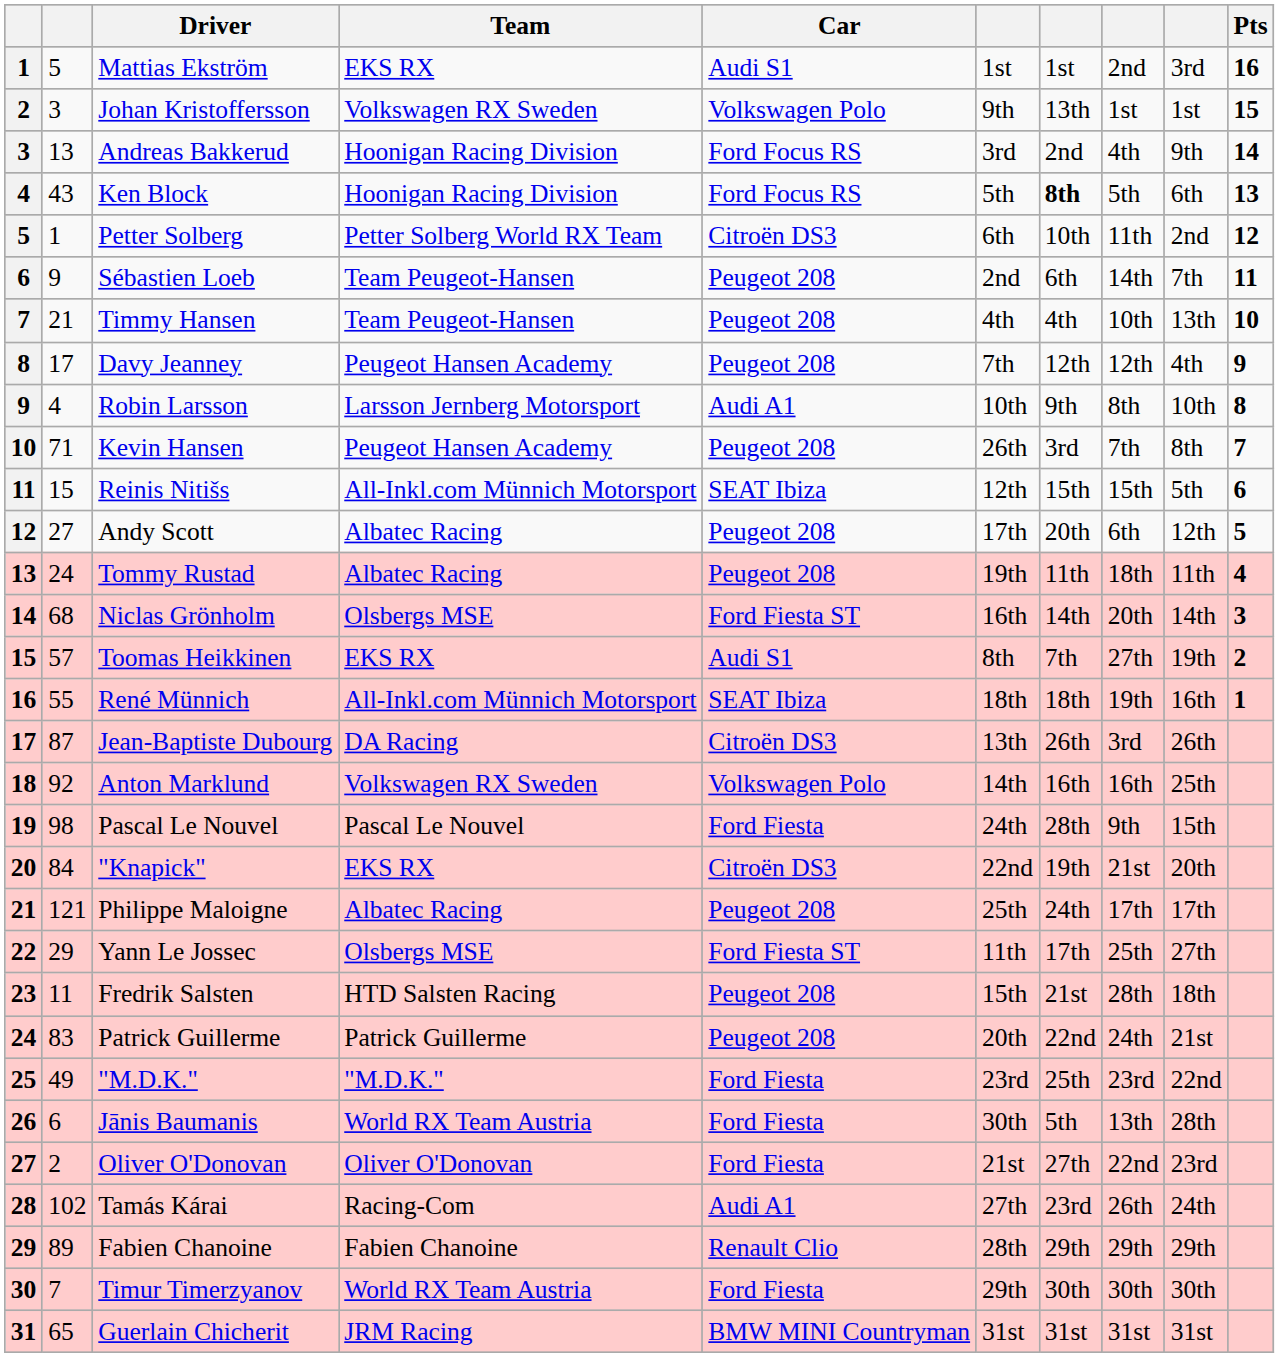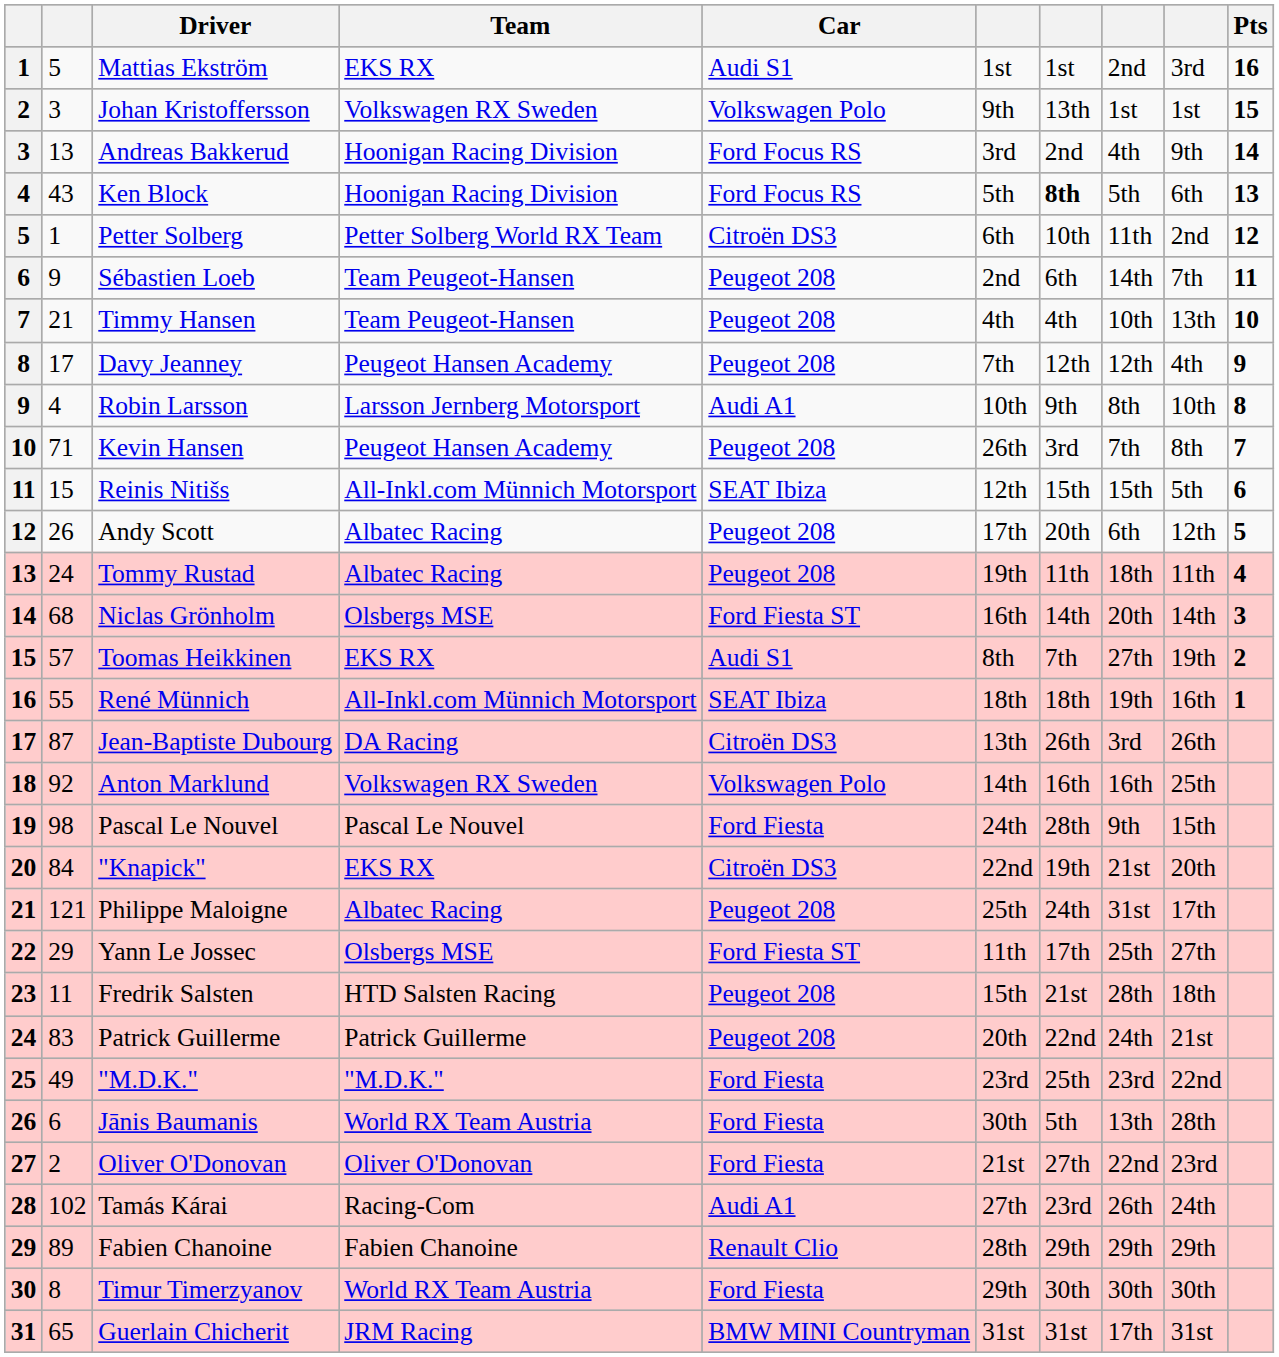(61, 530) 27 -> (61, 530) 26
(1130, 909) 17th -> (1129, 909) 31st
(55, 1288) 7 -> (55, 1288) 8
(1129, 1330) 31st -> (1130, 1330) 17th
